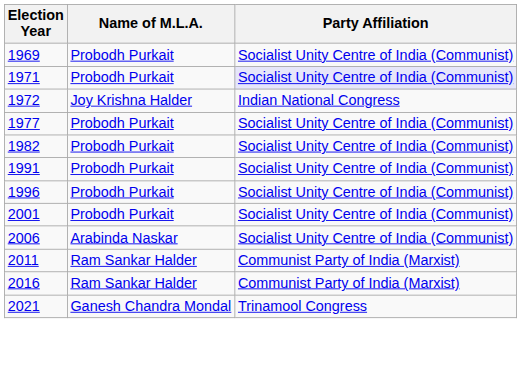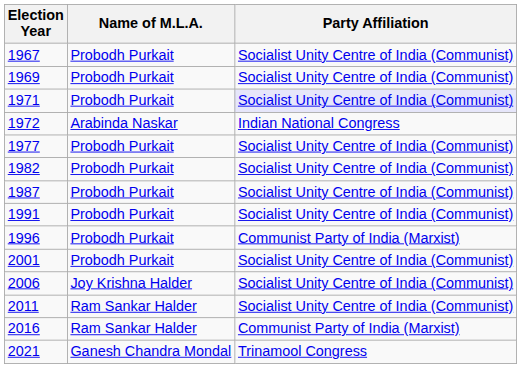+ row: (24, 54)
(131, 100) Joy Krishna Halder -> (124, 123) Arabinda Naskar
+ row: (24, 191)
(376, 191) Socialist Unity Centre of India (Communist) -> (349, 237) Communist Party of India (Marxist)
(124, 237) Arabinda Naskar -> (131, 283) Joy Krishna Halder
(349, 260) Communist Party of India (Marxist) -> (376, 306) Socialist Unity Centre of India (Communist)
